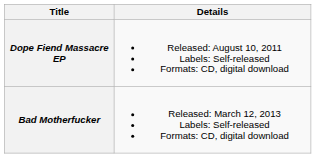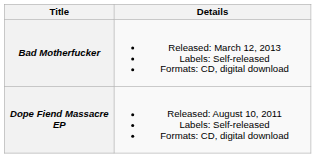rows swapped: (59, 53) <-> (59, 119)
